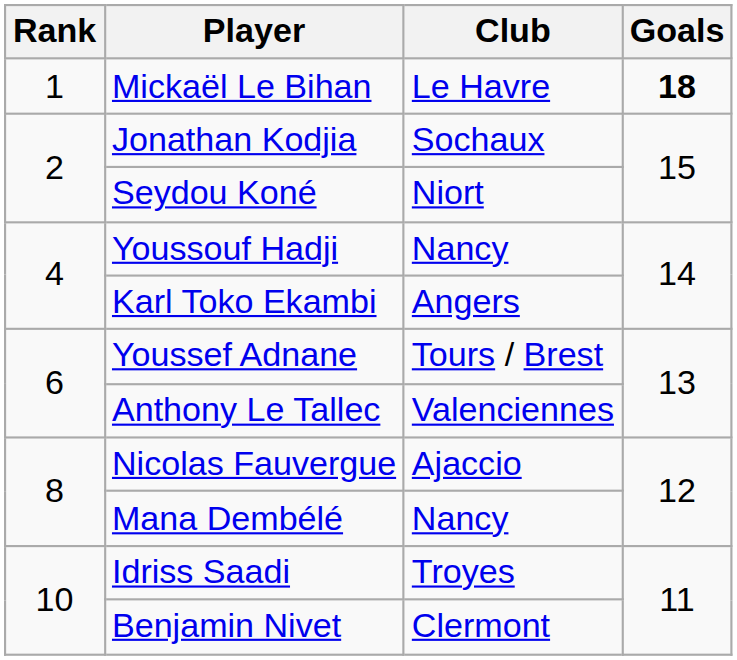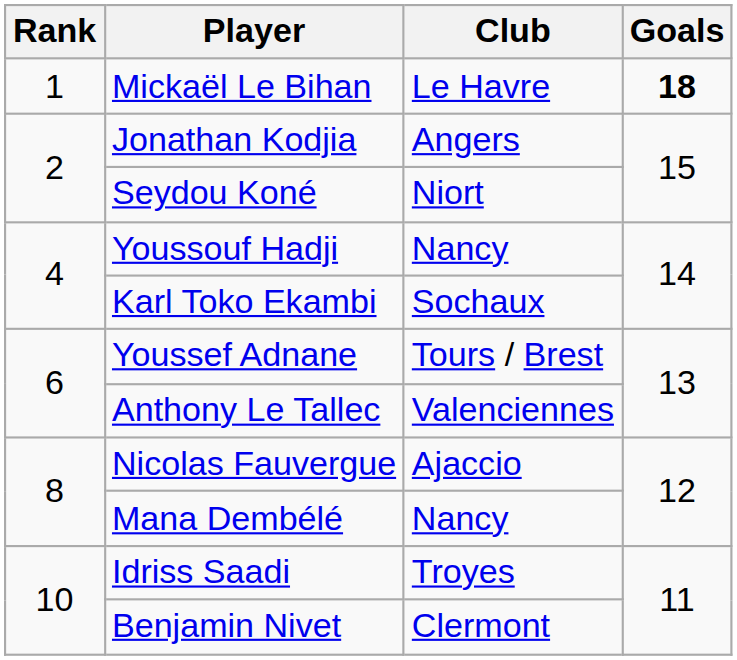(478, 139) Sochaux -> (466, 139) Angers
(466, 301) Angers -> (478, 301) Sochaux
